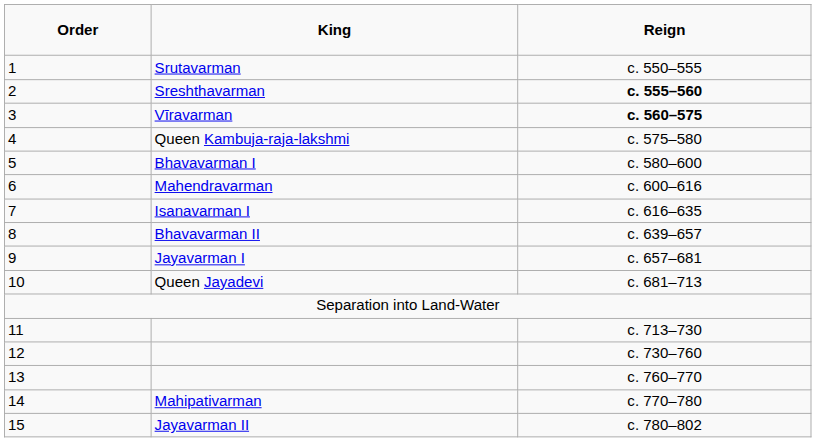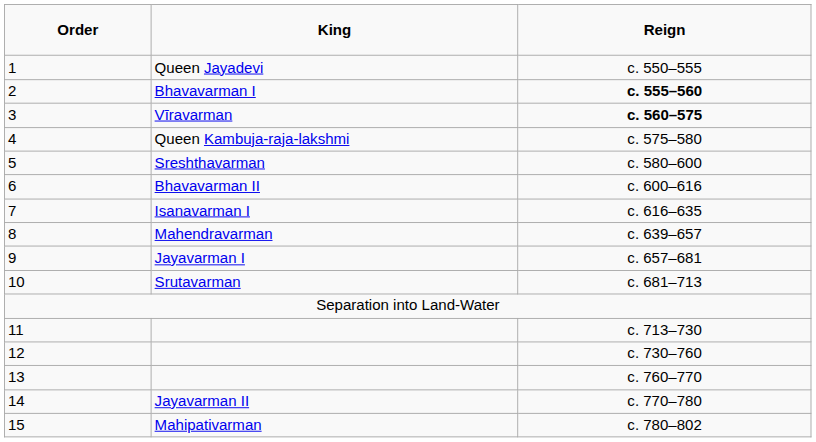(198, 67) Srutavarman -> (209, 67) Queen Jayadevi
(210, 91) Sreshthavarman -> (205, 91) Bhavavarman I
(205, 162) Bhavavarman I -> (210, 162) Sreshthavarman
(214, 186) Mahendravarman -> (207, 186) Bhavavarman II
(207, 234) Bhavavarman II -> (214, 234) Mahendravarman
(209, 282) Queen Jayadevi -> (198, 282) Srutavarman
(208, 401) Mahipativarman -> (202, 401) Jayavarman II
(202, 425) Jayavarman II -> (208, 425) Mahipativarman
